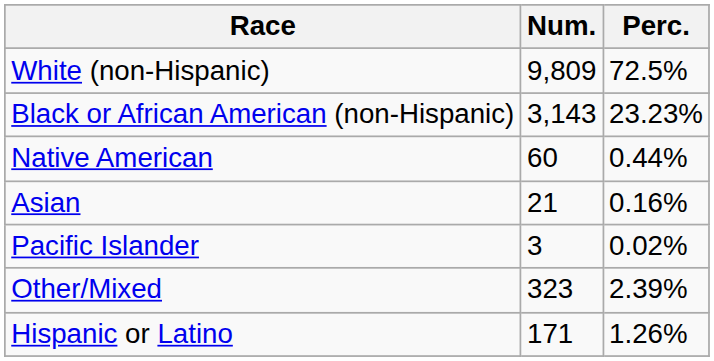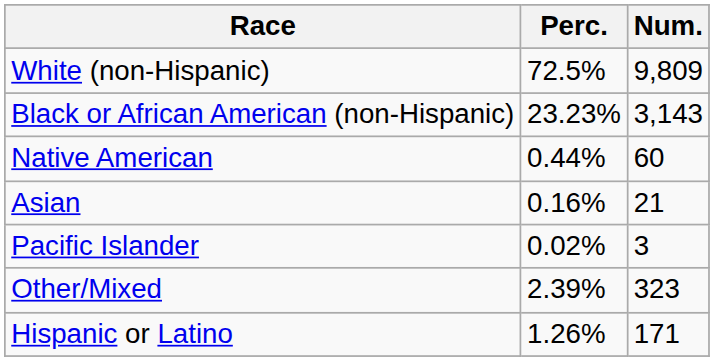columns swapped: (562, 26) <-> (656, 26)
